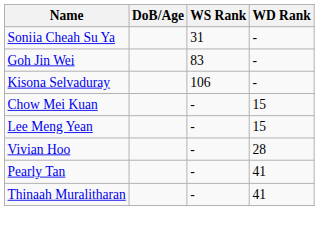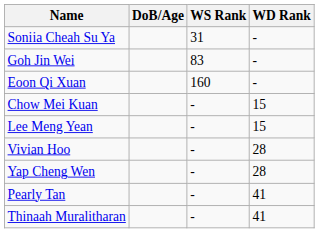- row: (59, 82)
+ row: (47, 82)
+ row: (51, 171)
